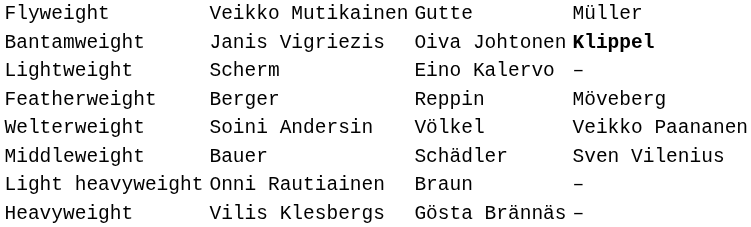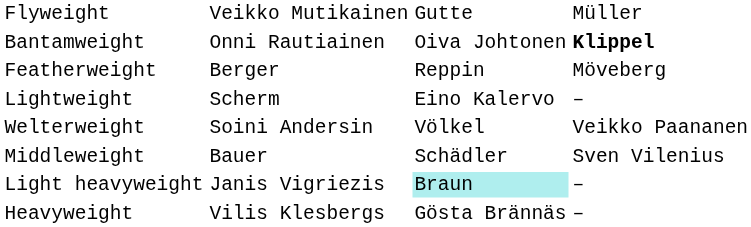(297, 42) Janis Vigriezis -> (297, 42) Onni Rautiainen
rows swapped: (81, 99) <-> (69, 71)
(297, 185) Onni Rautiainen -> (297, 185) Janis Vigriezis
(444, 185) no background -> (444, 185) paleturquoise background
